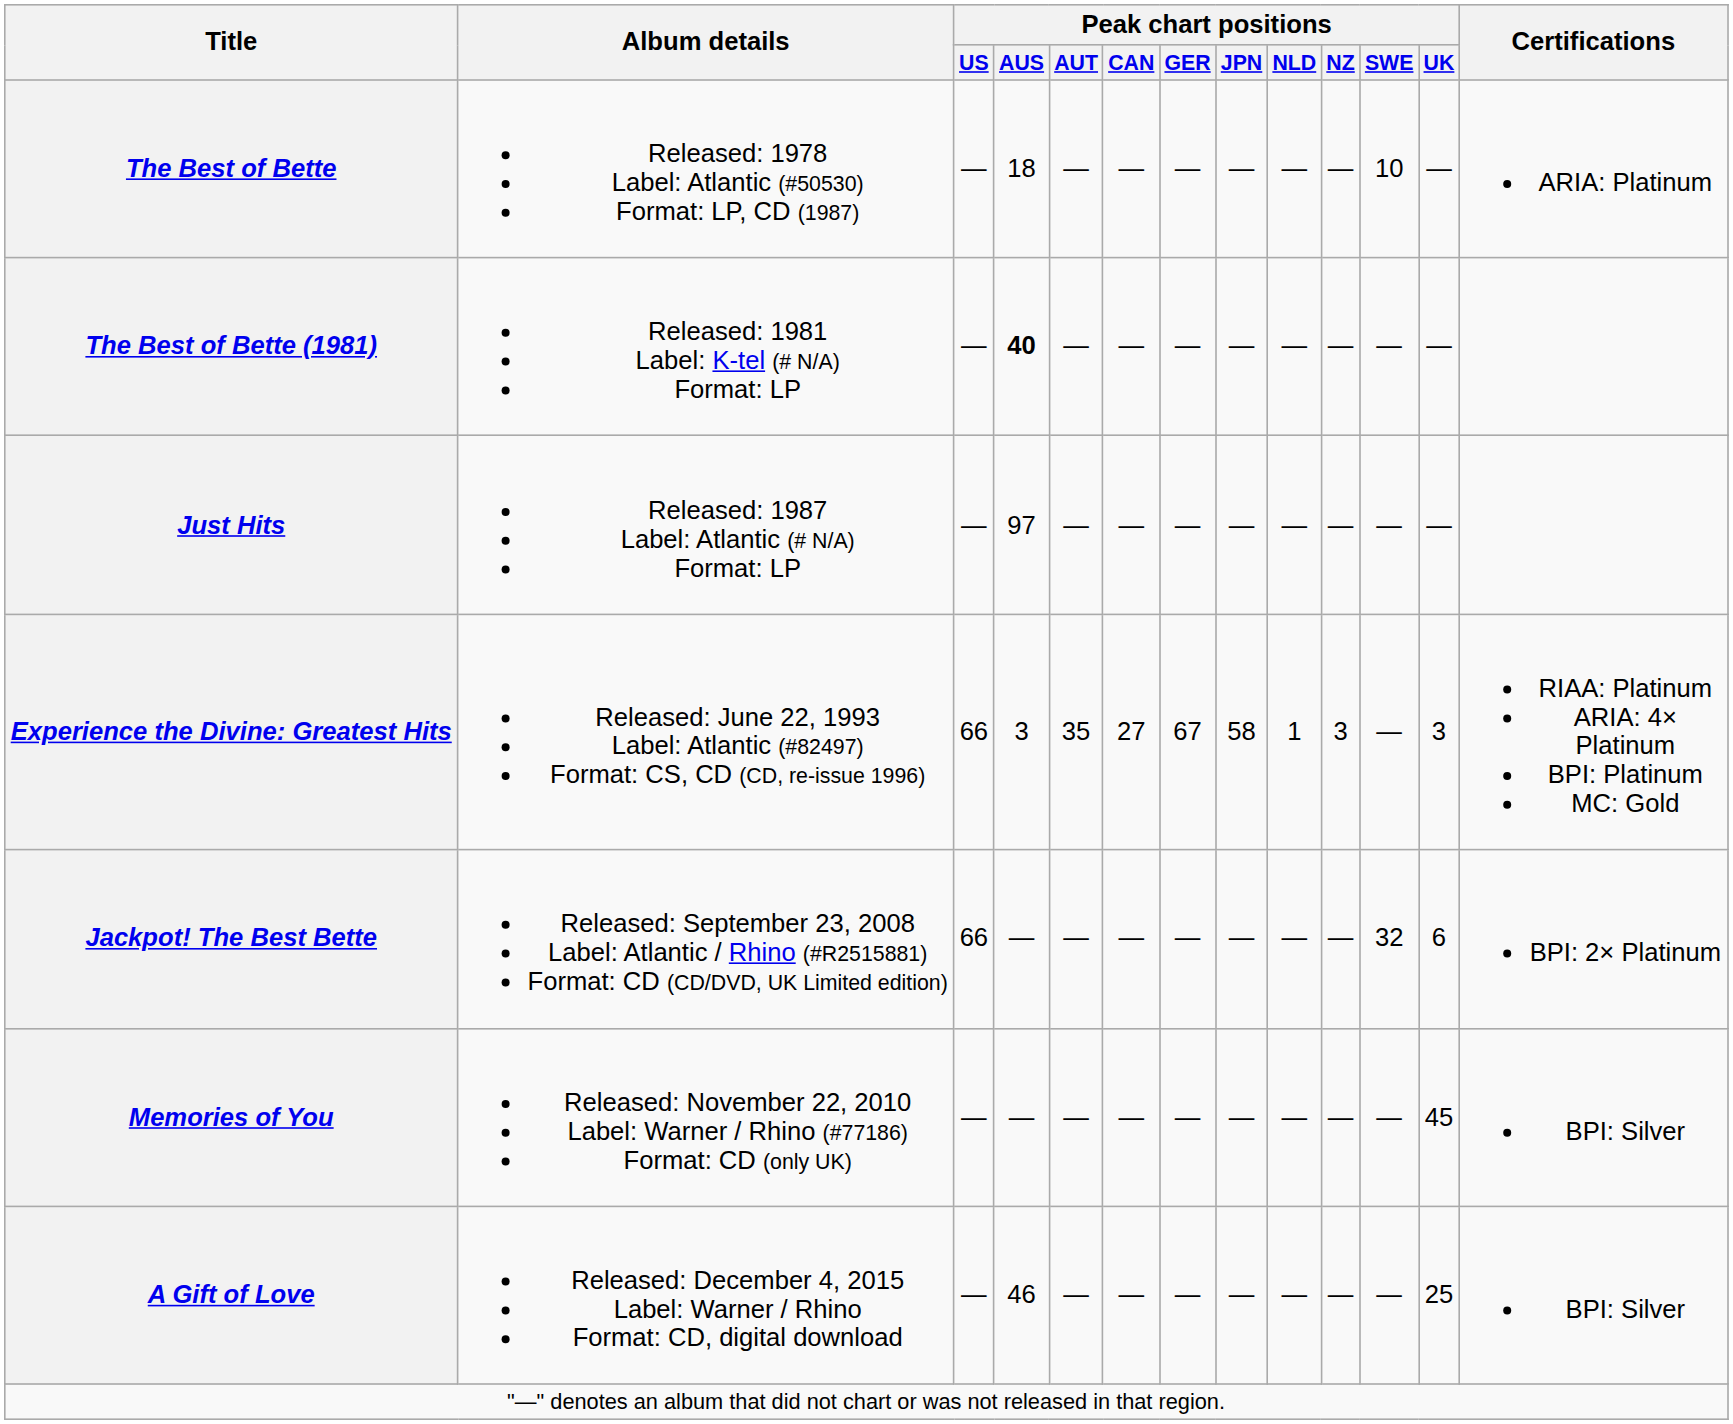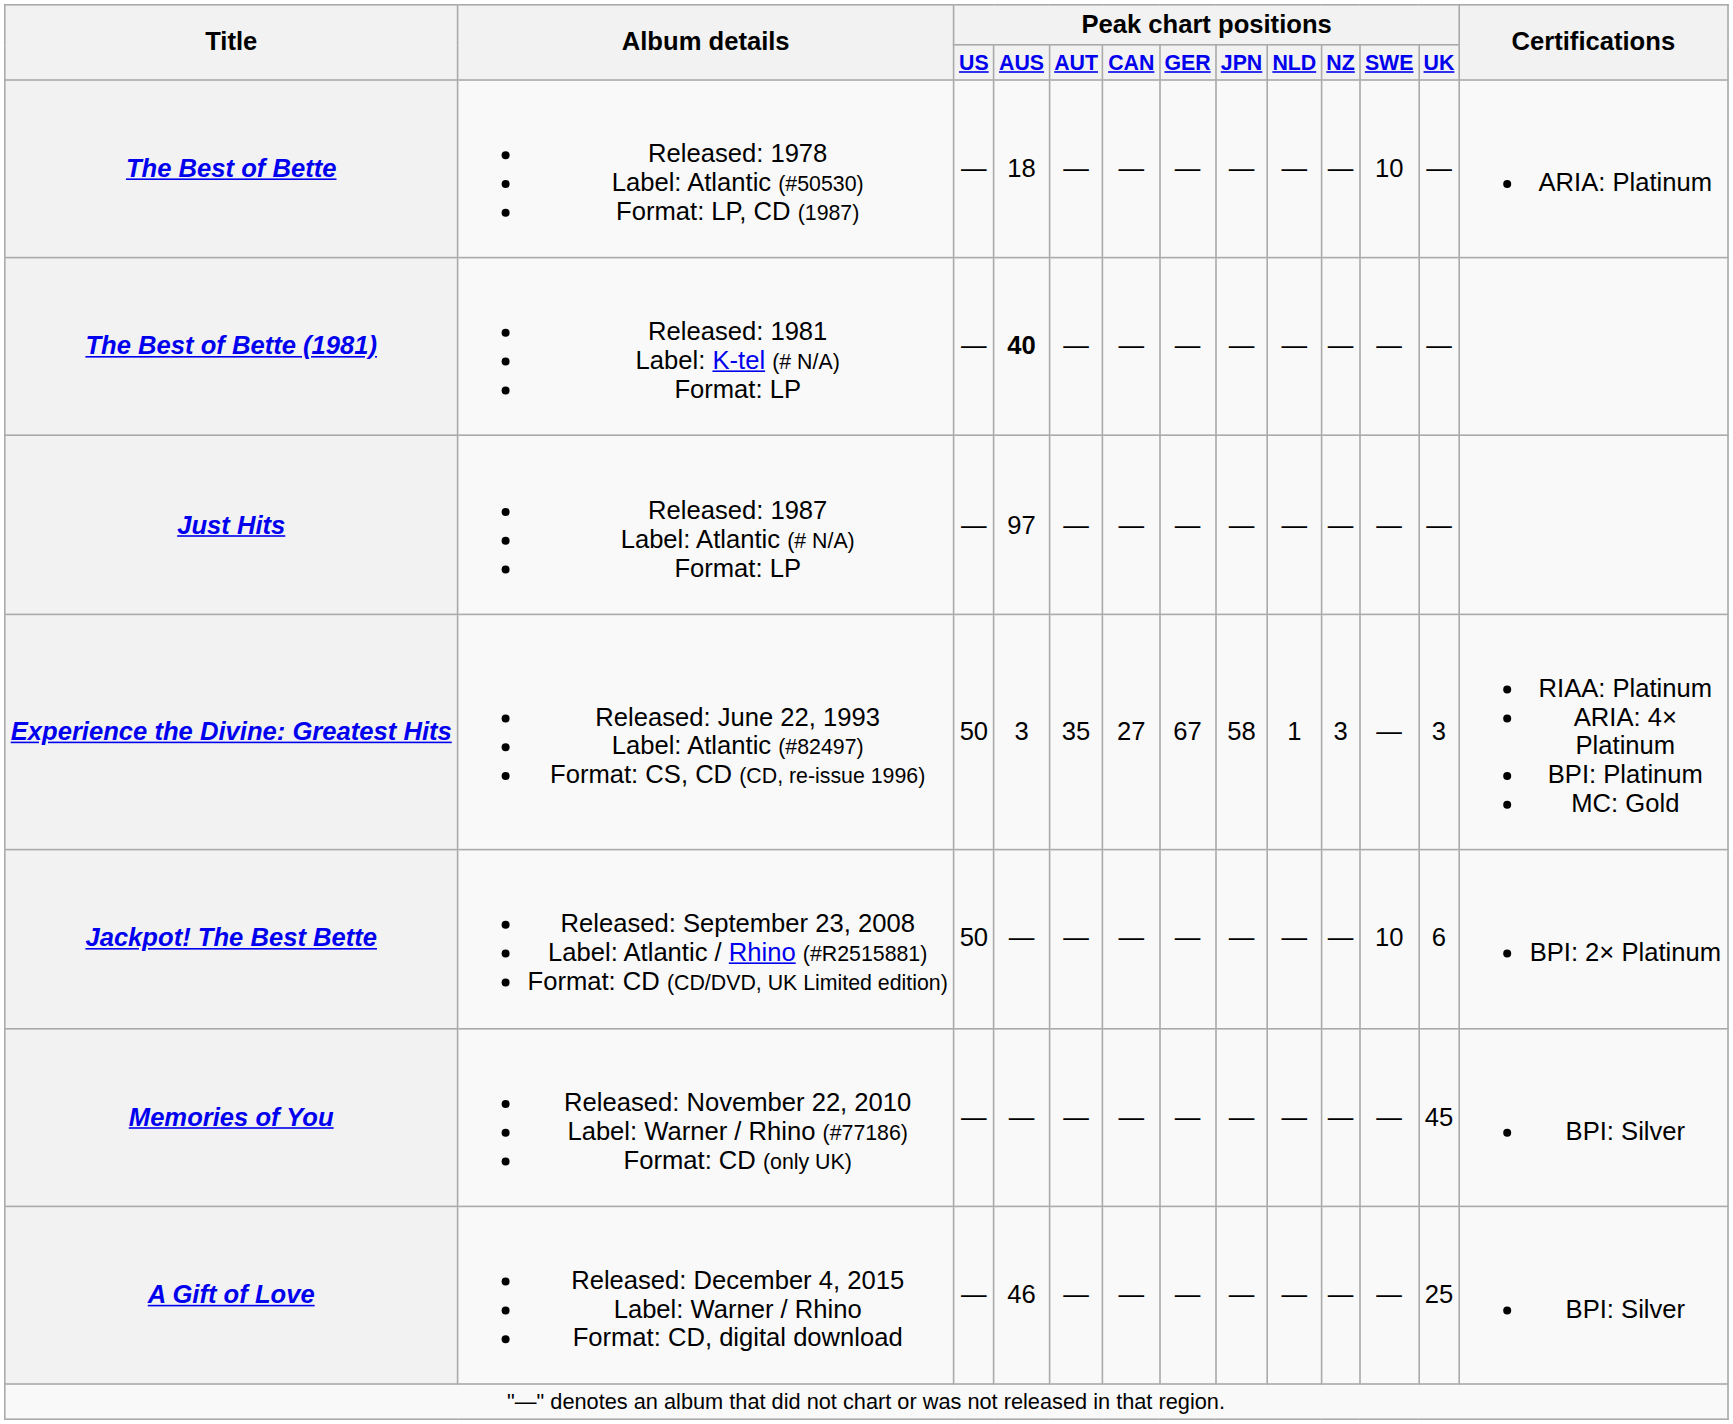(974, 731) 66 -> (974, 731) 50
(974, 938) 66 -> (974, 938) 50
(1389, 938) 32 -> (1389, 938) 10
